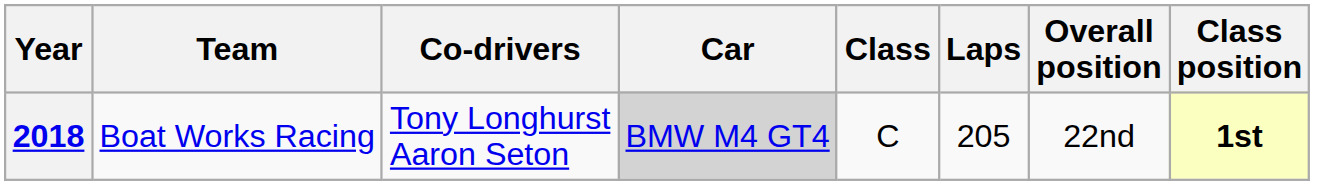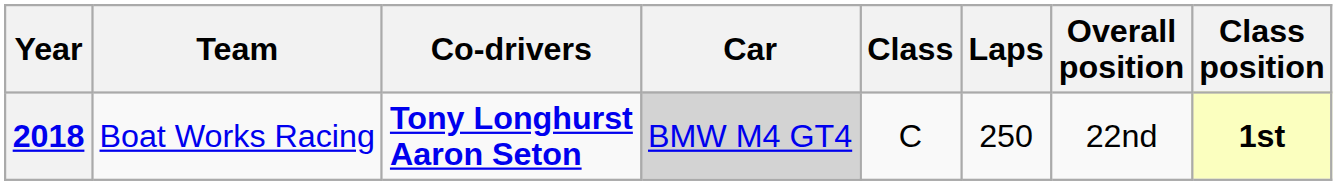(500, 136) normal -> (511, 136) bold
(984, 136) 205 -> (1006, 136) 250
